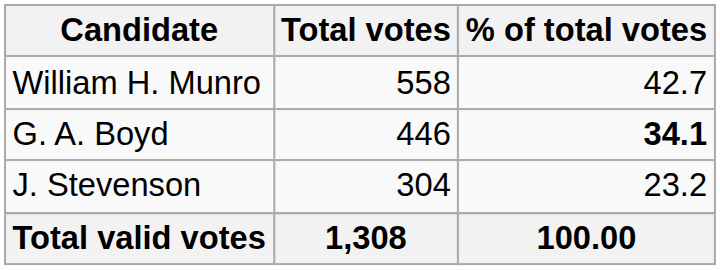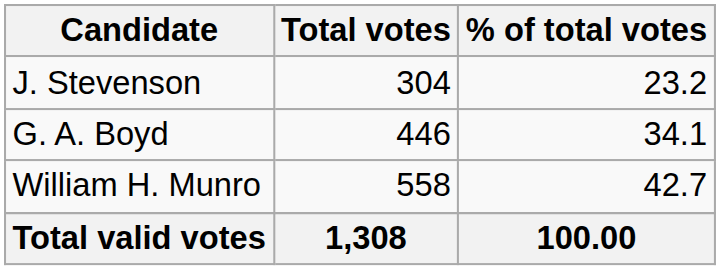rows swapped: (137, 82) <-> (107, 185)
(675, 133) bold -> (675, 133) normal
